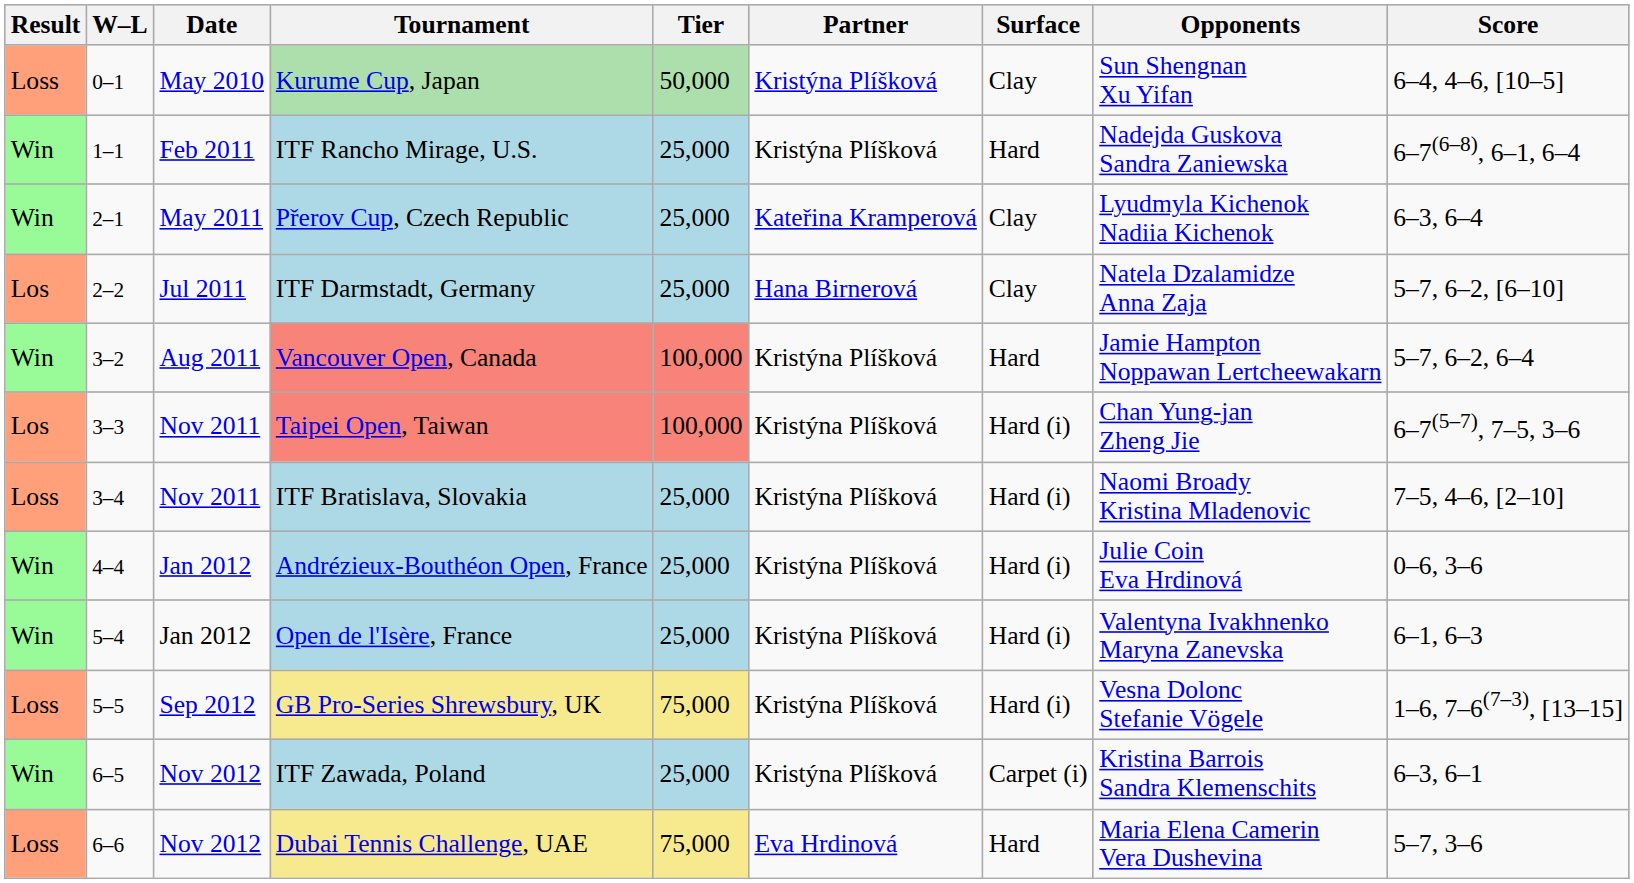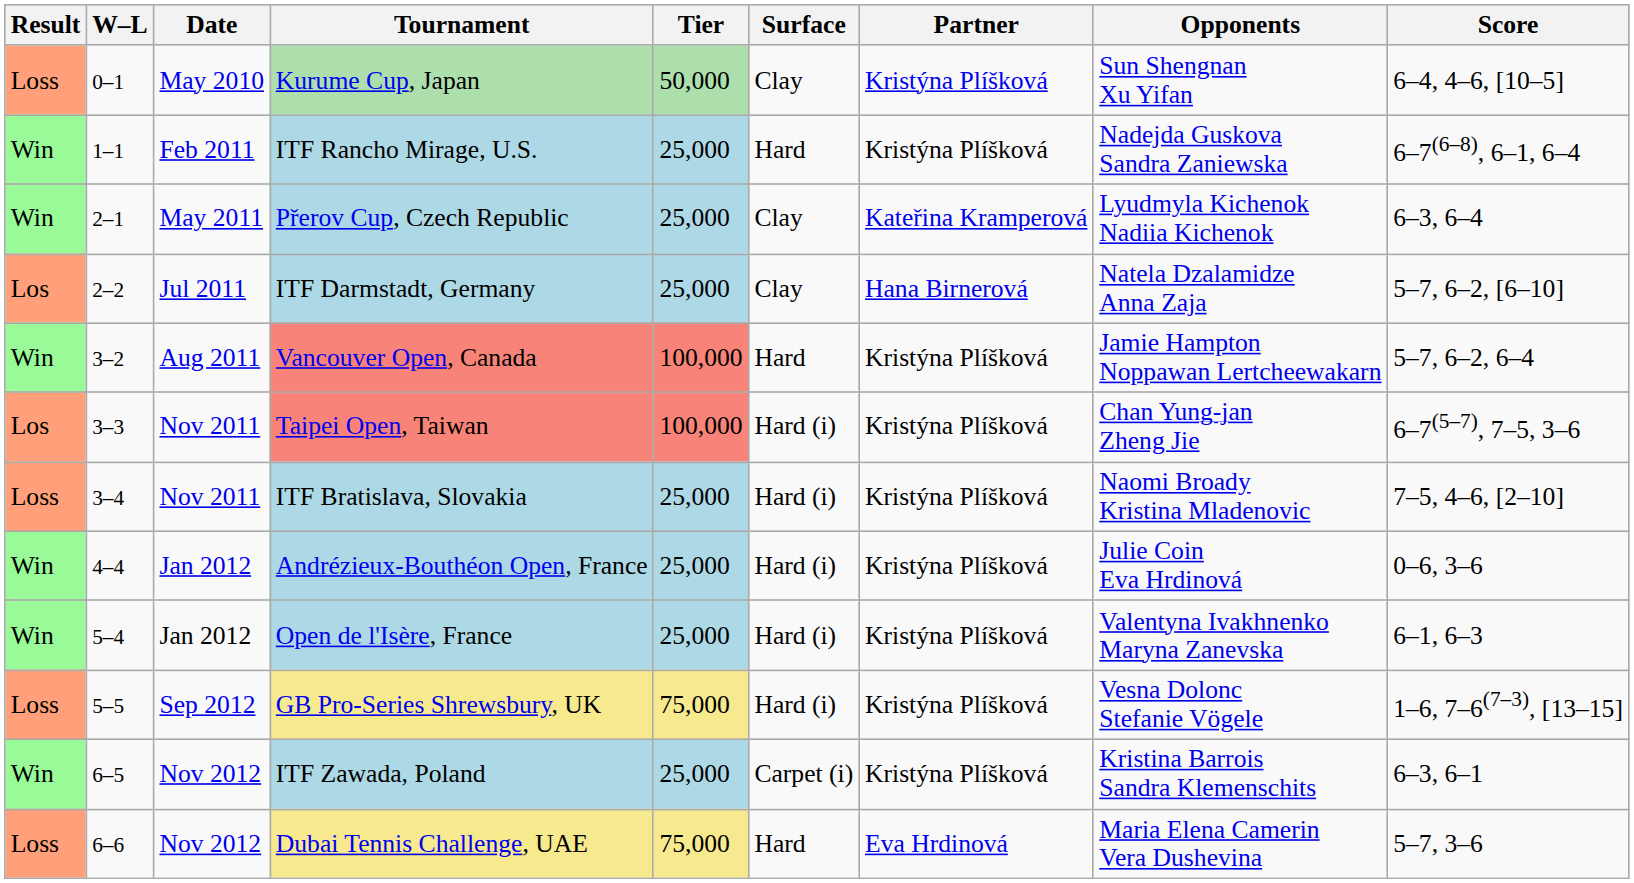columns swapped: (1038, 24) <-> (866, 24)
